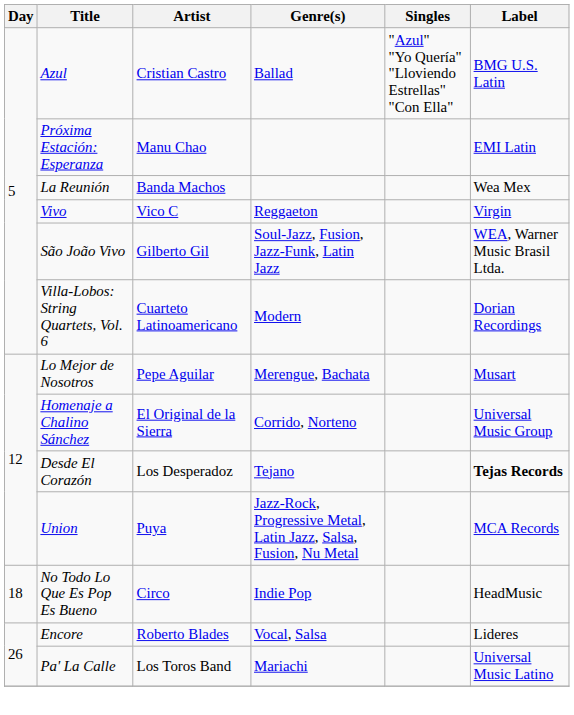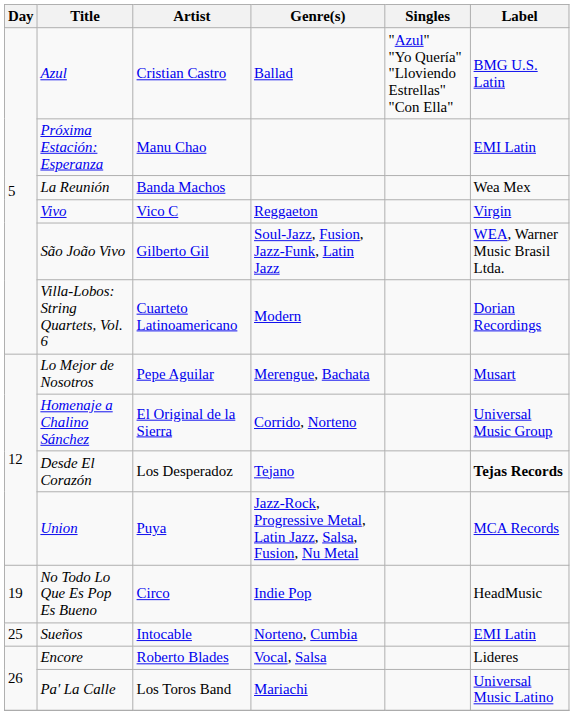(15, 593) 18 -> (15, 593) 19
+ row: (61, 634)
